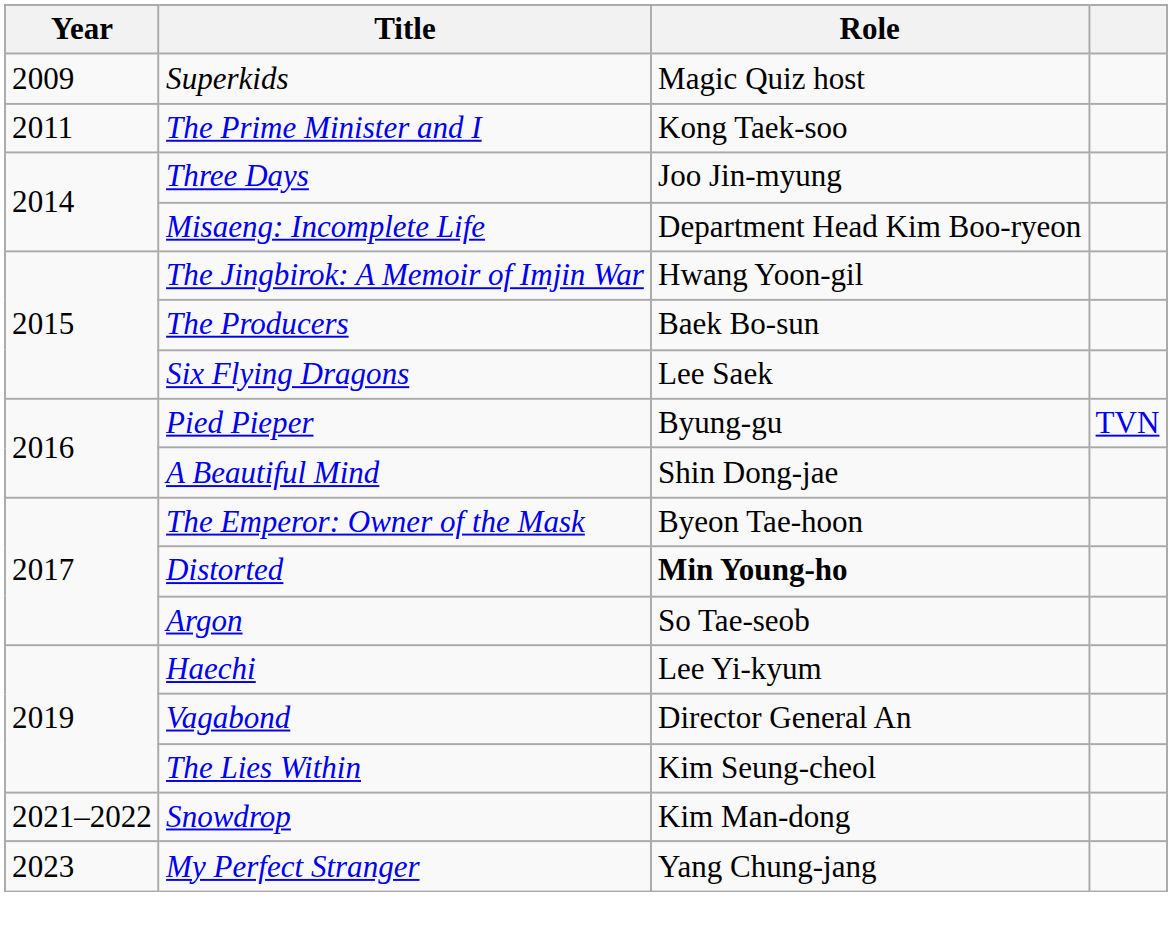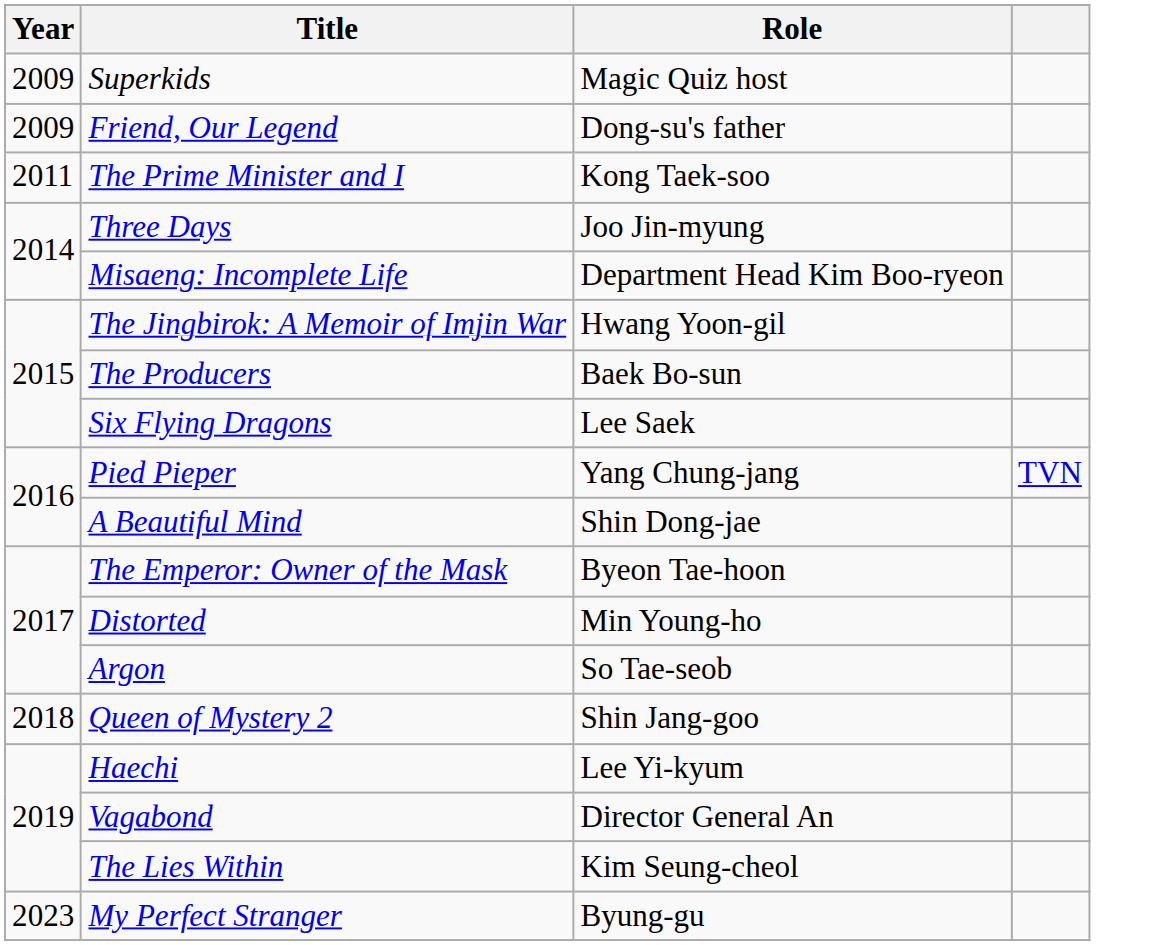+ row: (213, 127)
(720, 422) Byung-gu -> (690, 472) Yang Chung-jang
(753, 570) bold -> (671, 619) normal
+ row: (210, 718)
- row: (228, 816)
(767, 865) Yang Chung-jang -> (643, 915) Byung-gu
